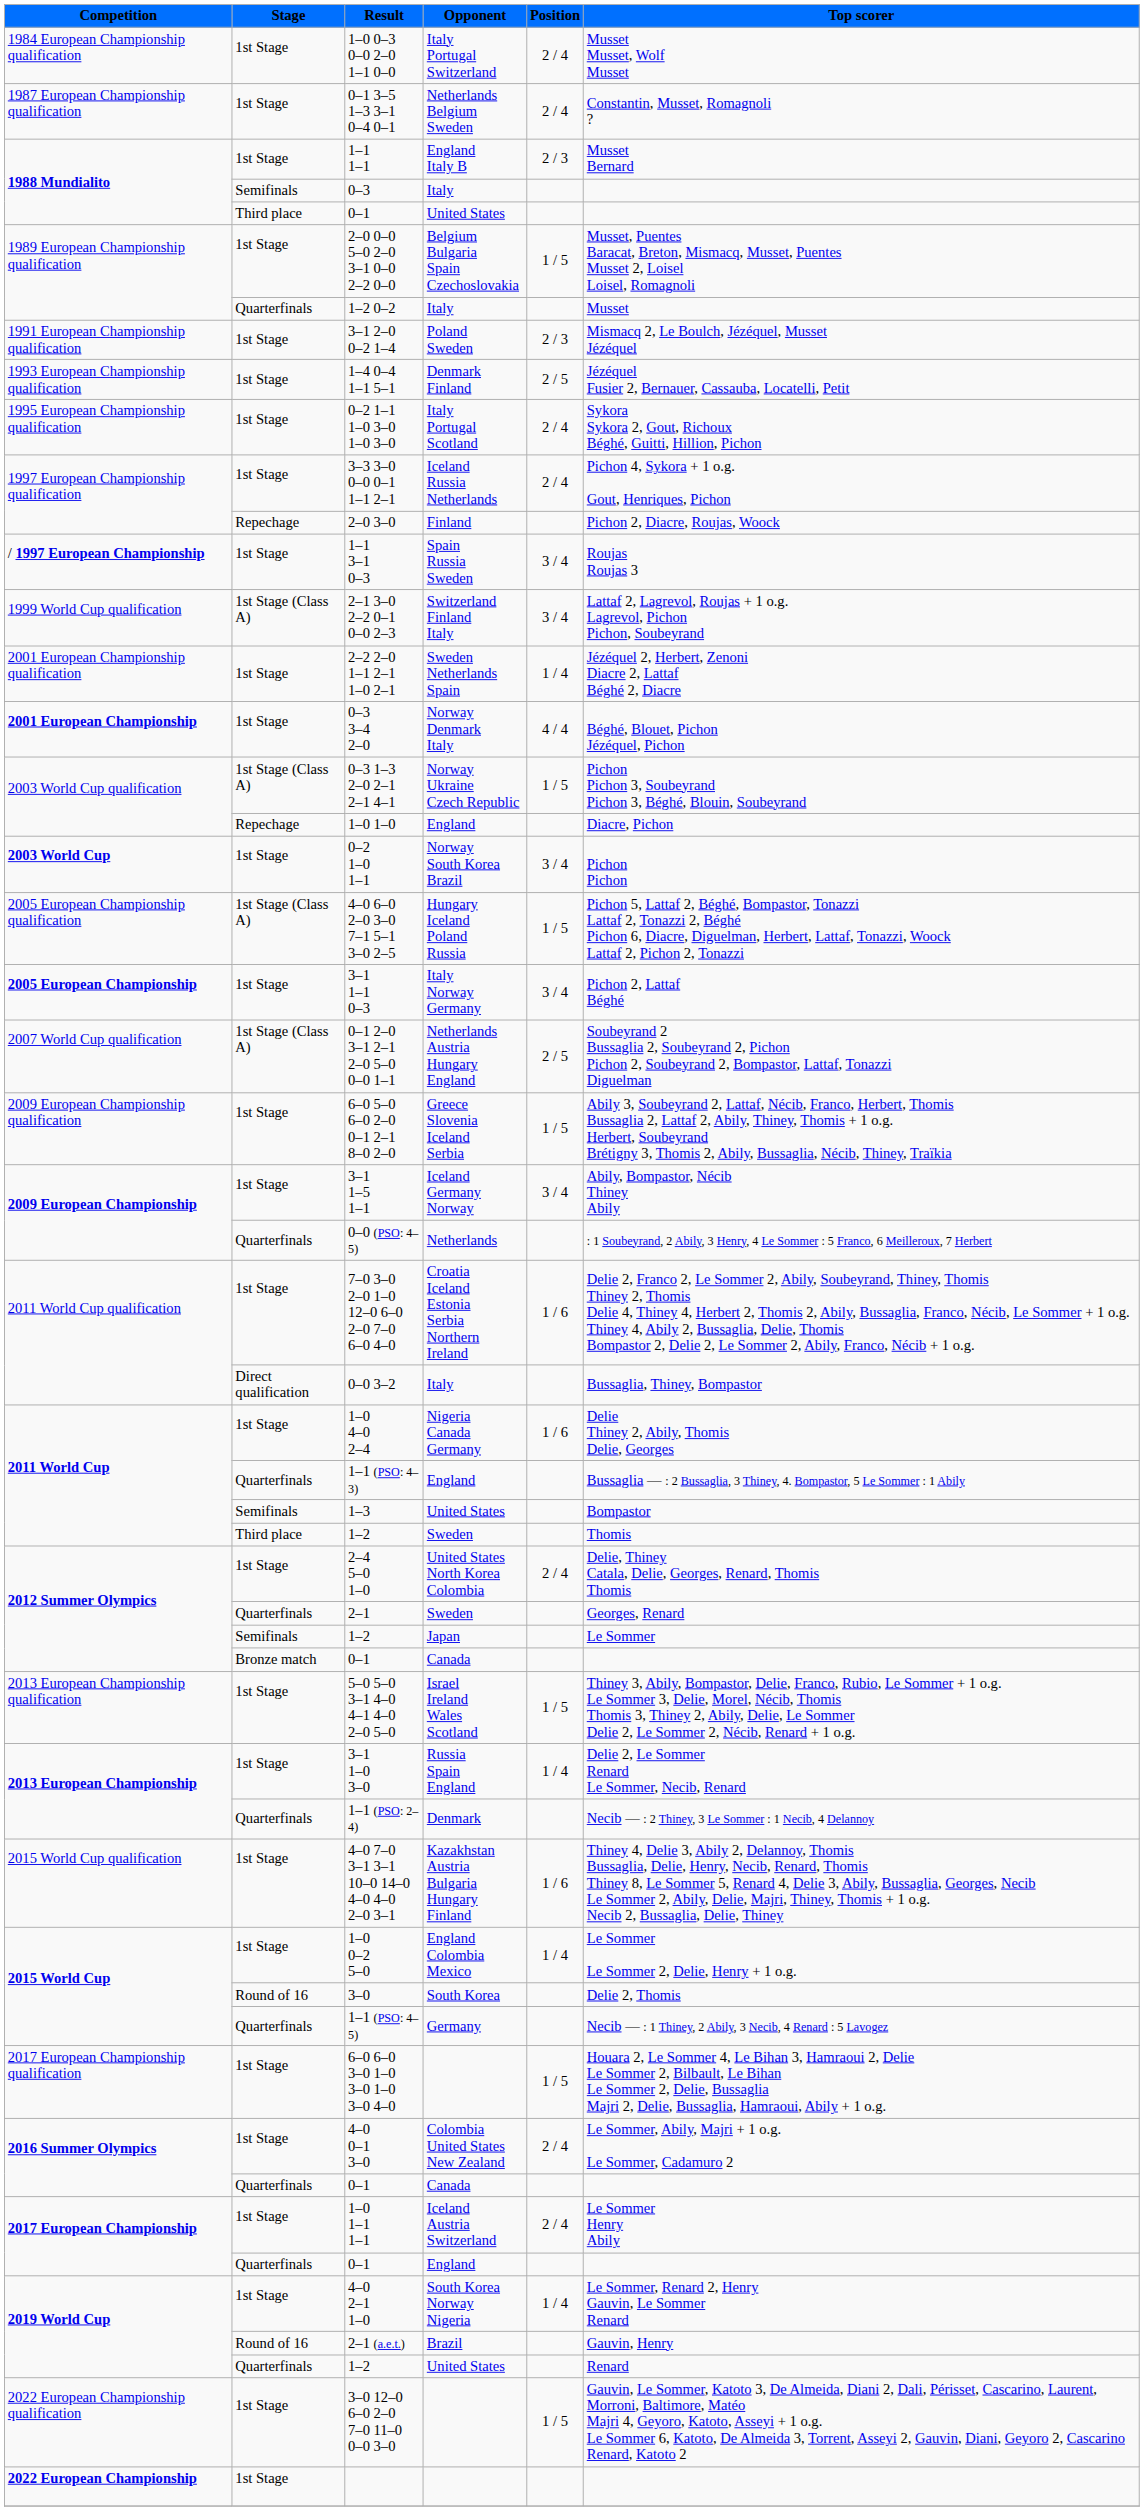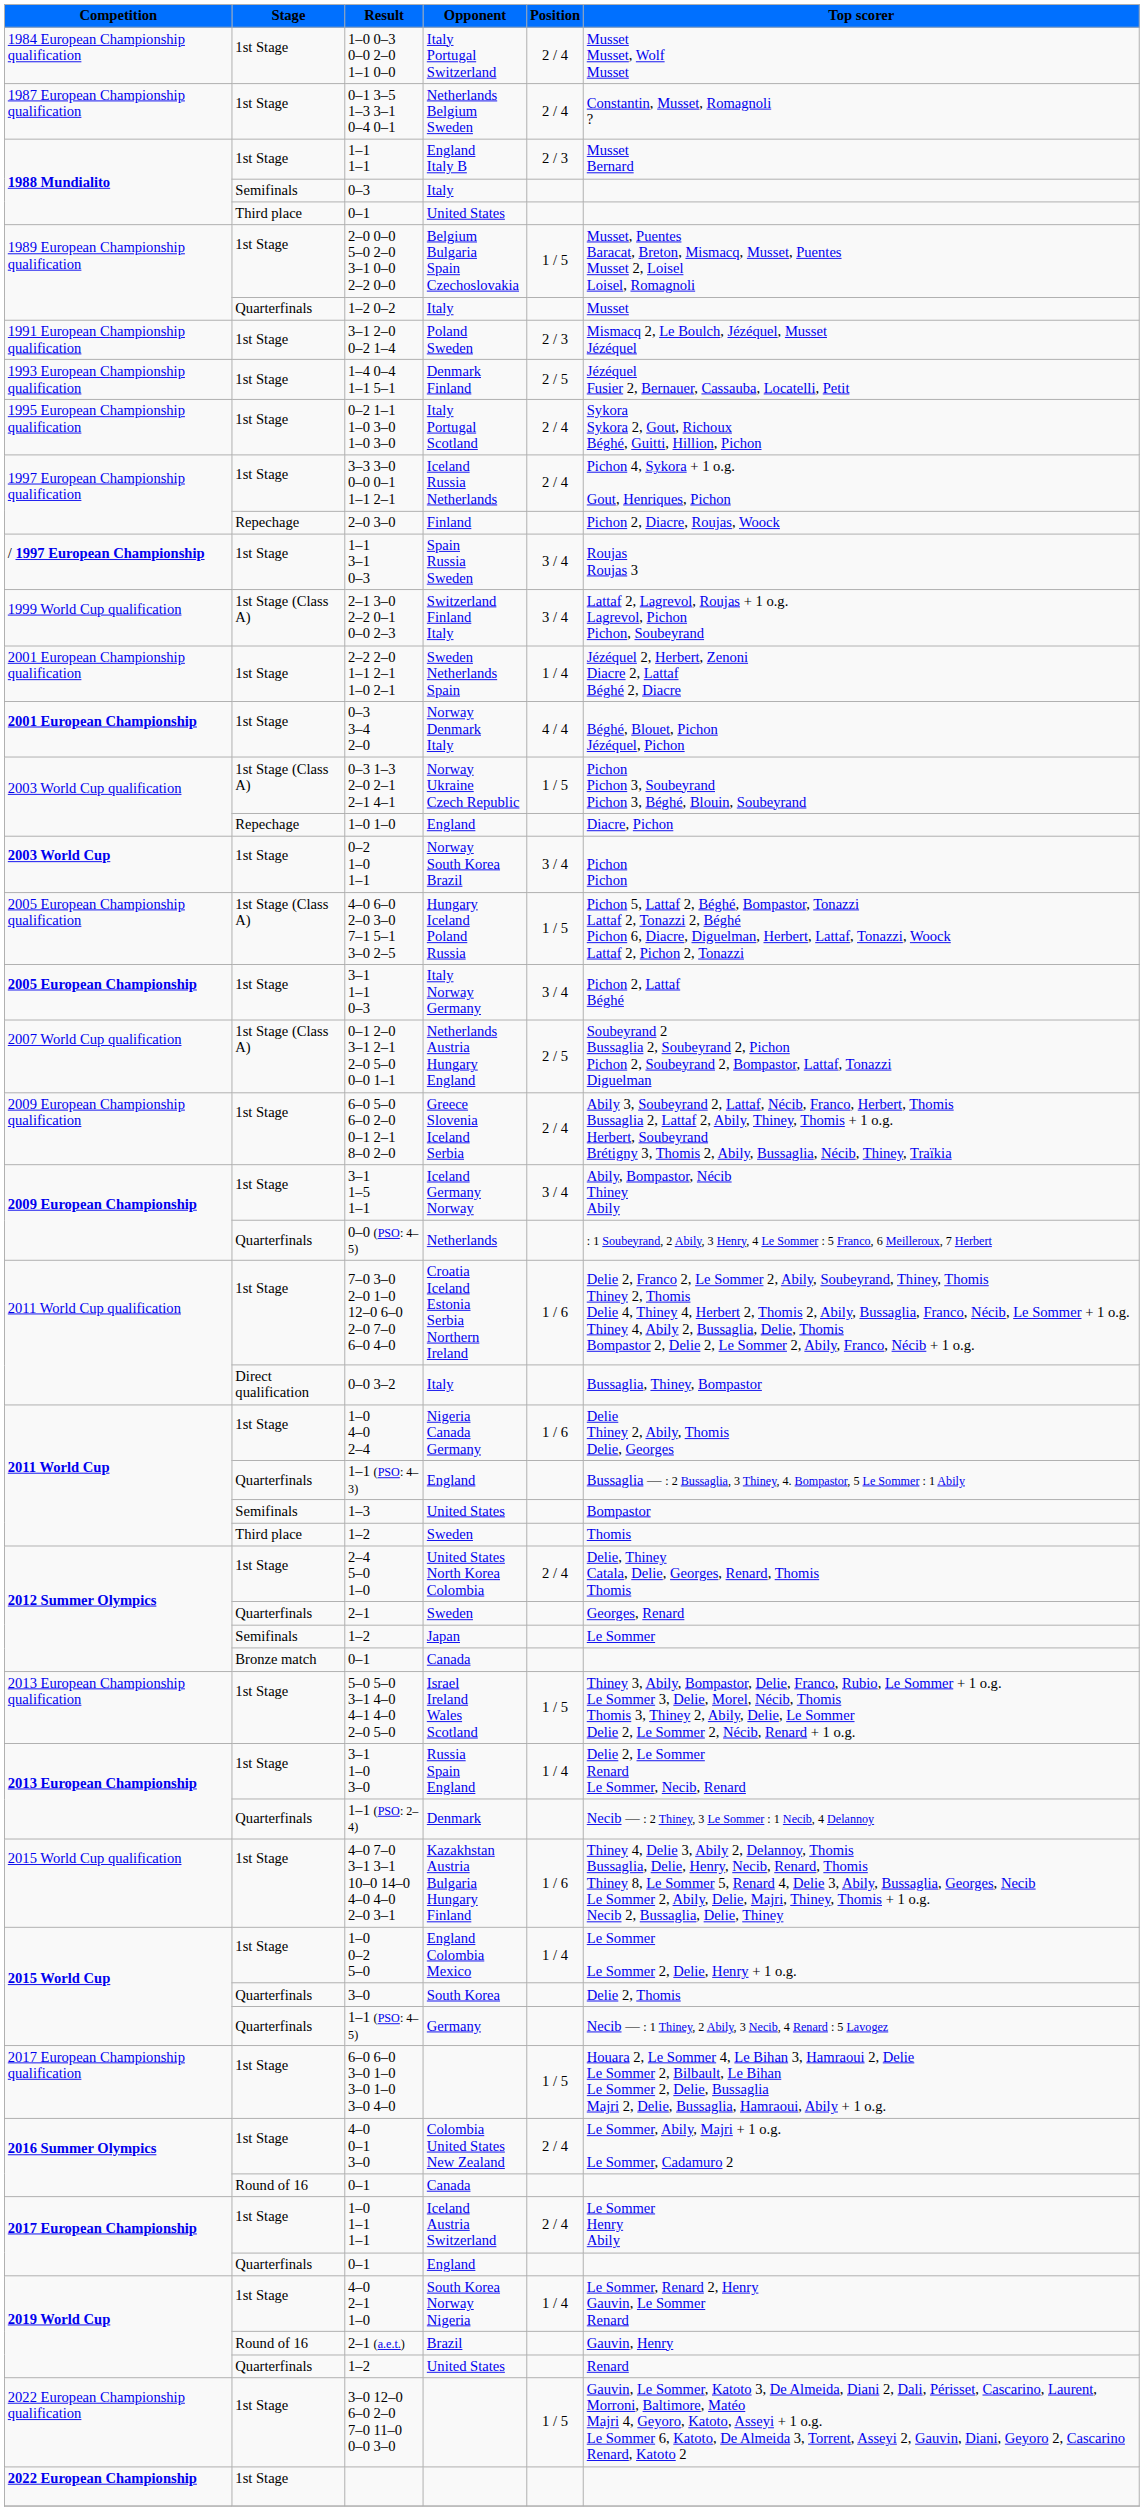(555, 1128) 1 / 5 -> (555, 1128) 2 / 4
(272, 1994) Round of 16 -> (274, 1994) Quarterfinals
(274, 2185) Quarterfinals -> (272, 2185) Round of 16
